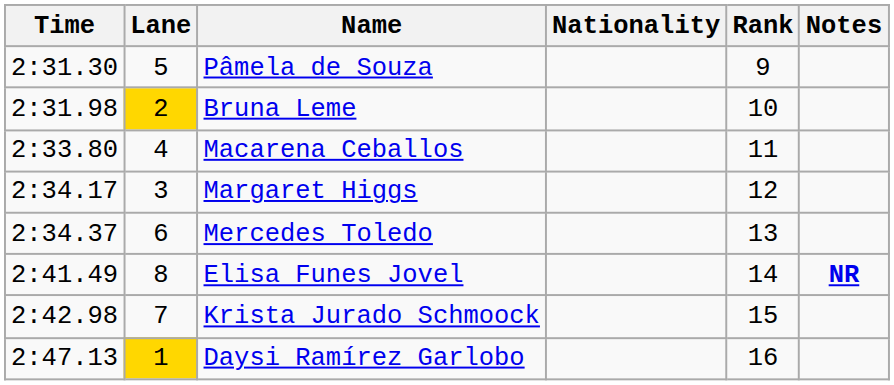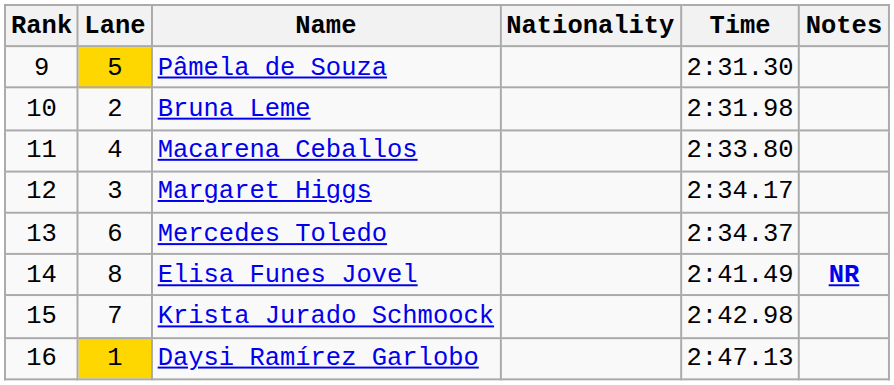columns swapped: (763, 26) <-> (65, 26)
(161, 67) no background -> (115, 67) gold background
(161, 109) gold background -> (115, 109) no background
